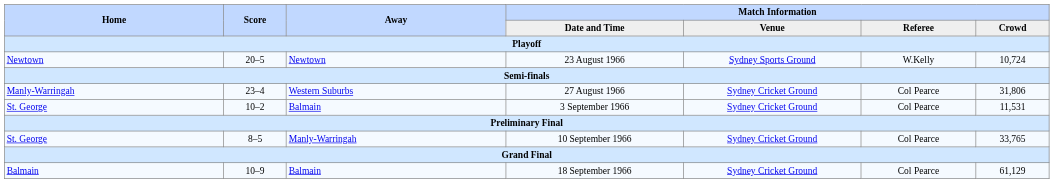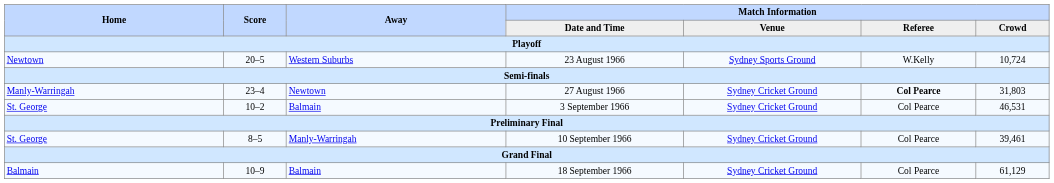(307, 59) Newtown -> (321, 59) Western Suburbs
(321, 91) Western Suburbs -> (307, 91) Newtown
(918, 91) normal -> (918, 91) bold
(1013, 91) 31,806 -> (1013, 91) 31,803
(1013, 107) 11,531 -> (1013, 107) 46,531
(1013, 139) 33,765 -> (1013, 139) 39,461
